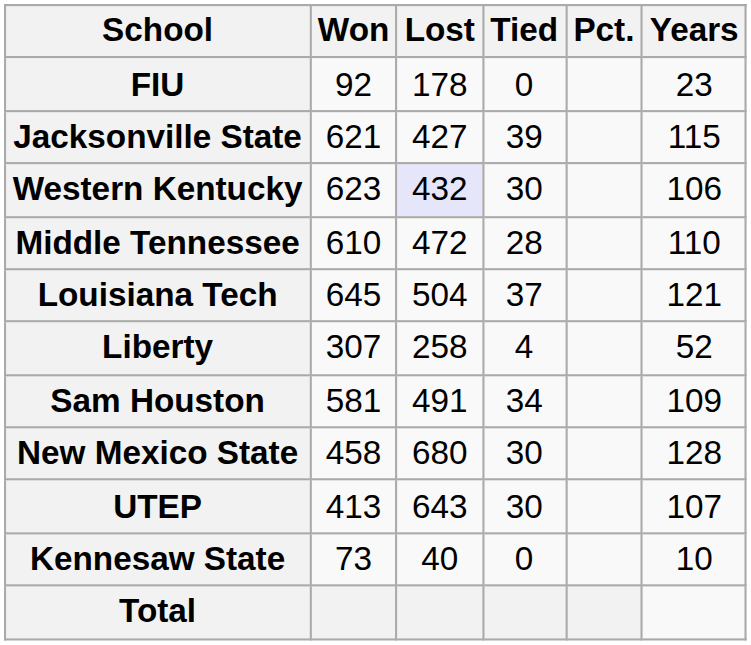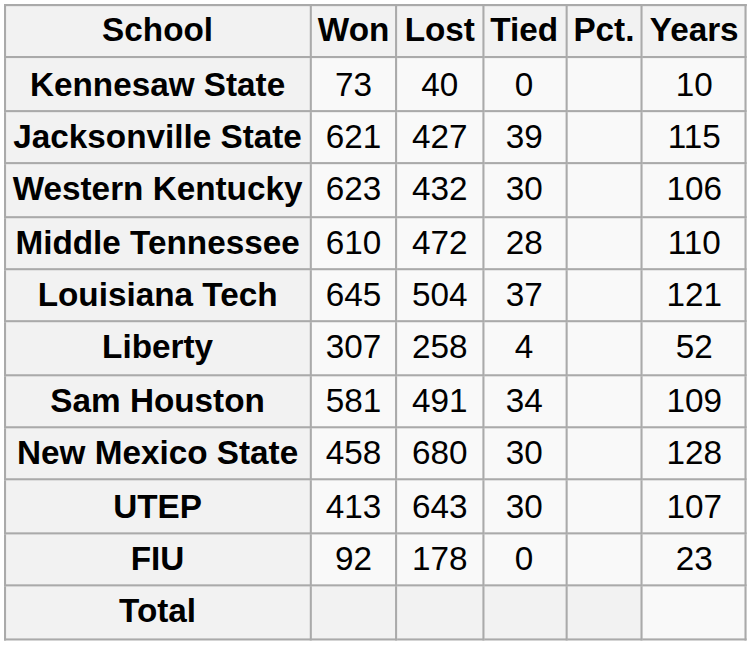rows swapped: (158, 558) <-> (158, 83)
(440, 189) lavender background -> (440, 189) no background
